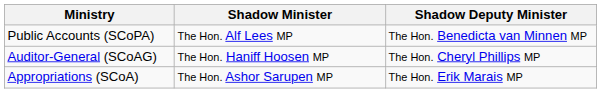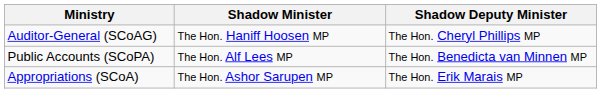rows swapped: (81, 35) <-> (82, 56)
